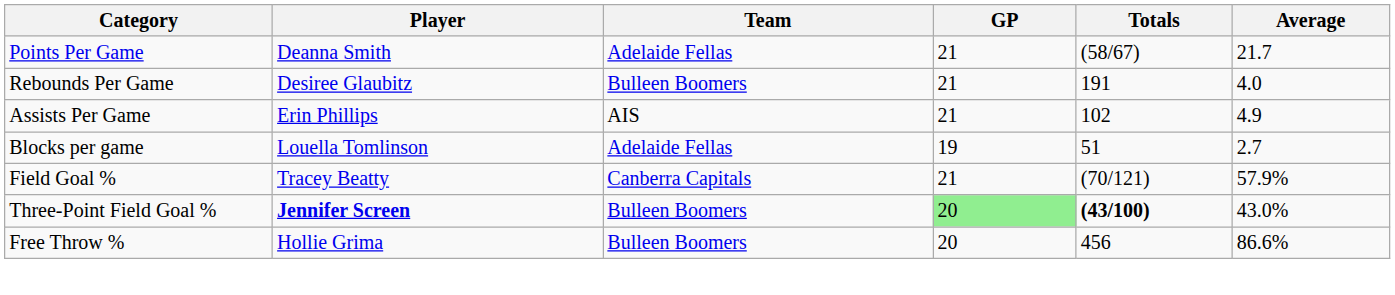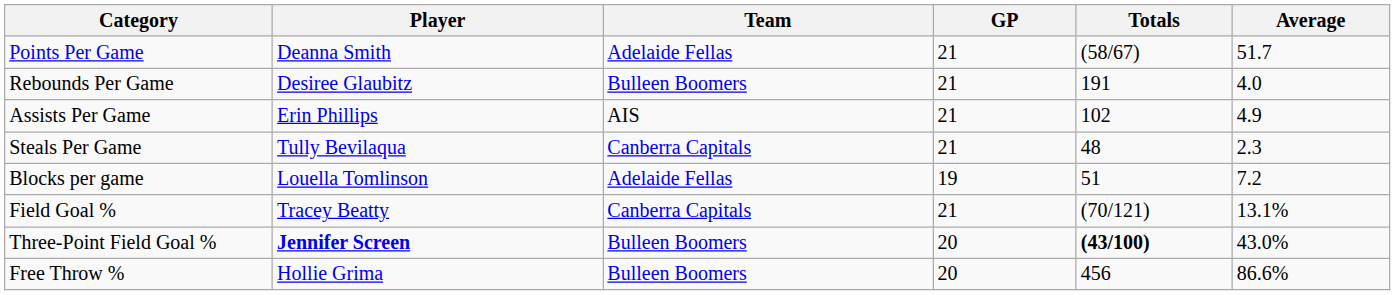(1254, 52) 21.7 -> (1254, 52) 51.7
+ row: (75, 147)
(1249, 147) 2.7 -> (1249, 178) 7.2
(1262, 178) 57.9% -> (1262, 210) 13.1%
(948, 210) lightgreen background -> (948, 242) no background
